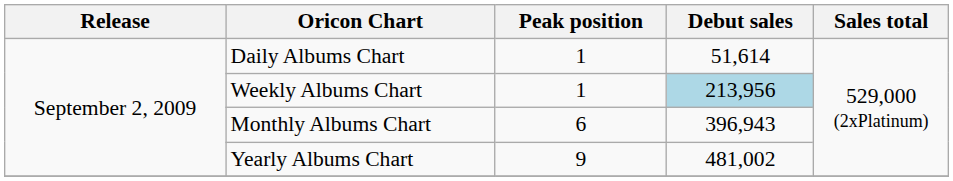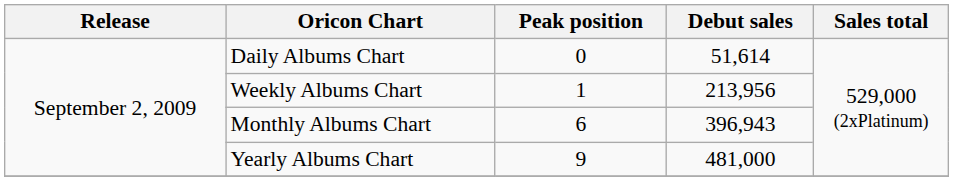(581, 55) 1 -> (581, 55) 0
(740, 90) lightblue background -> (740, 90) no background
(740, 158) 481,002 -> (740, 158) 481,000
